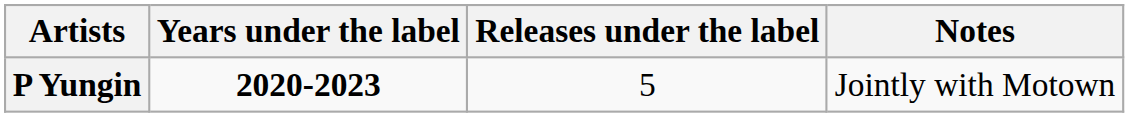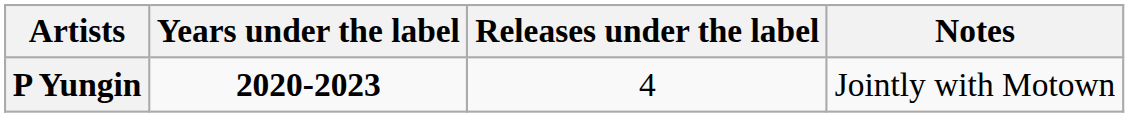(647, 84) 5 -> (647, 84) 4
